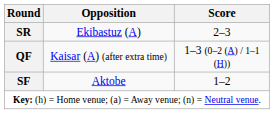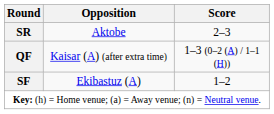(109, 31) Ekibastuz (A) -> (109, 31) Aktobe
(109, 81) Aktobe -> (109, 81) Ekibastuz (A)
